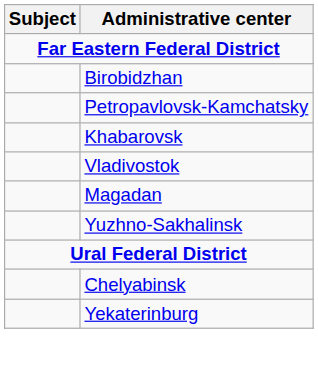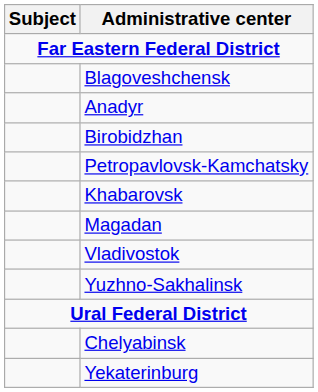+ row: (157, 78)
+ row: (114, 107)
rows swapped: (123, 195) <-> (132, 166)
